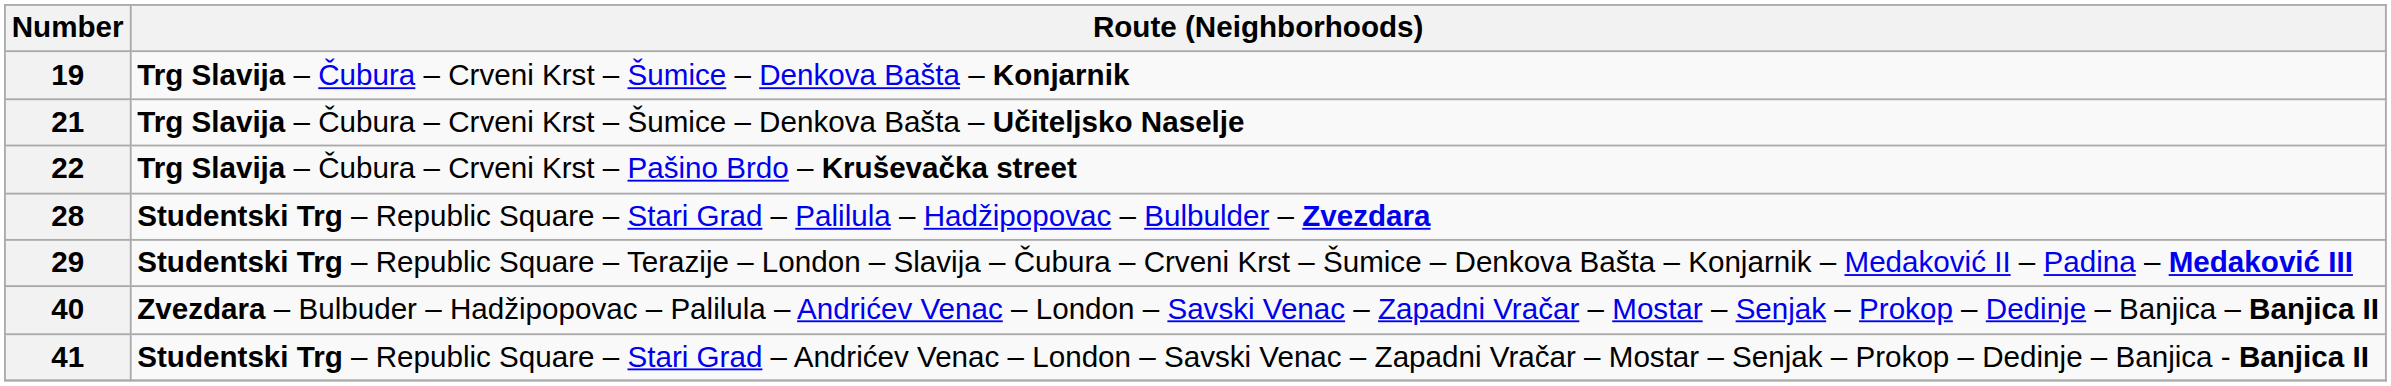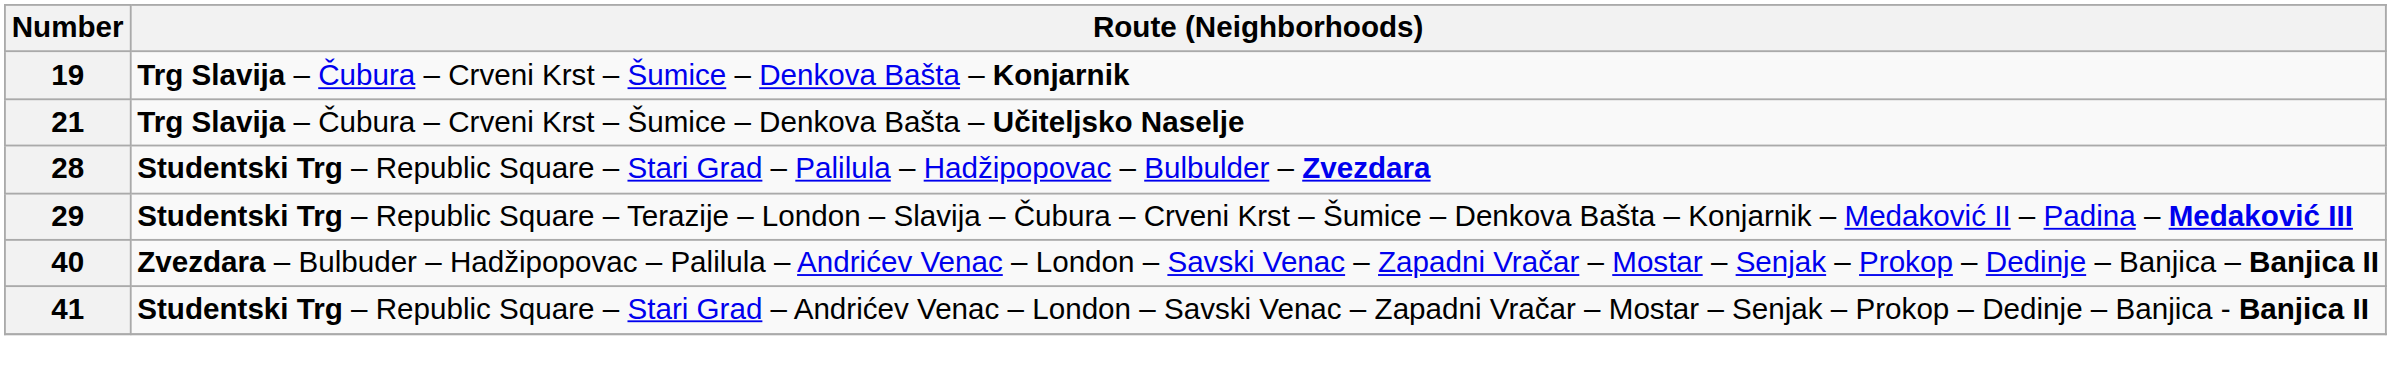- row: (68, 168)
